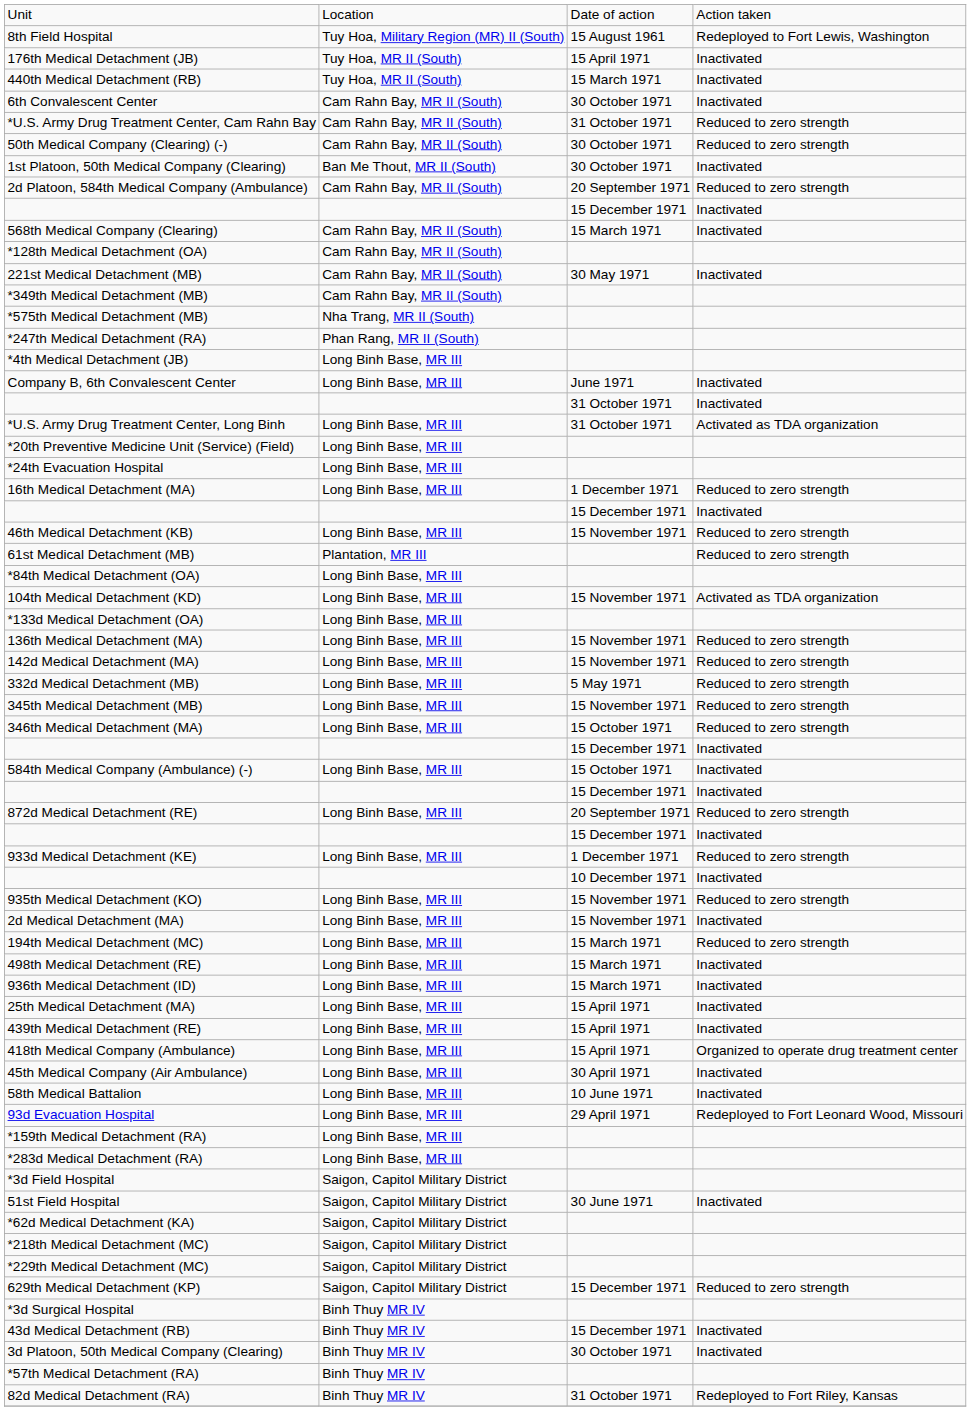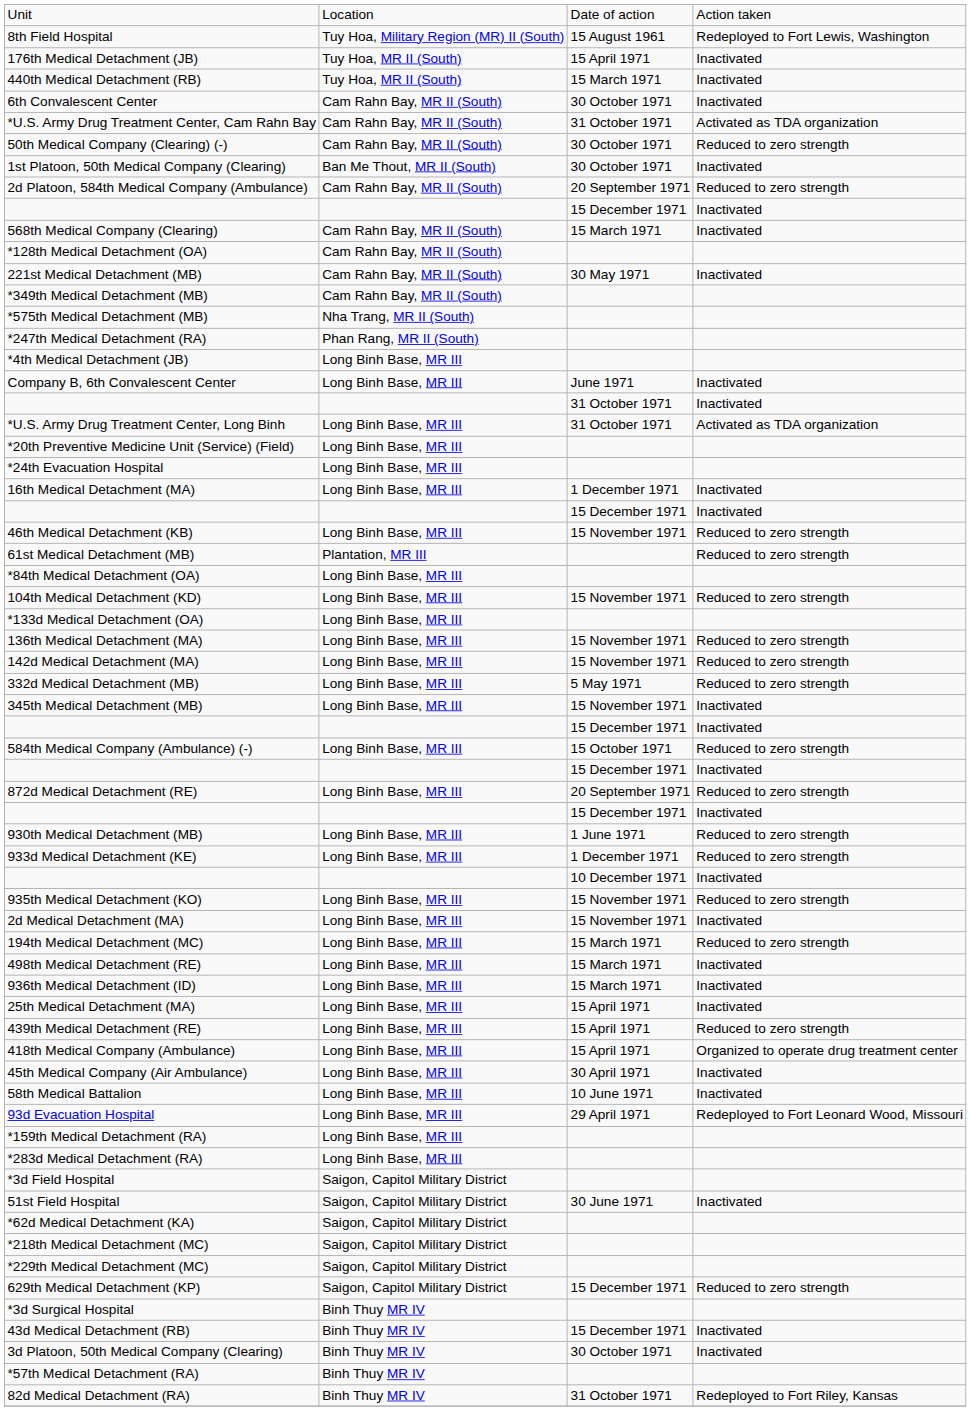(773, 123) Reduced to zero strength -> (787, 123) Activated as TDA organization
(773, 489) Reduced to zero strength -> (729, 489) Inactivated
(787, 597) Activated as TDA organization -> (773, 597) Reduced to zero strength
(773, 705) Reduced to zero strength -> (729, 705) Inactivated
- row: (105, 727)
(729, 770) Inactivated -> (773, 748) Reduced to zero strength
+ row: (105, 834)
(729, 1029) Inactivated -> (773, 1029) Reduced to zero strength
